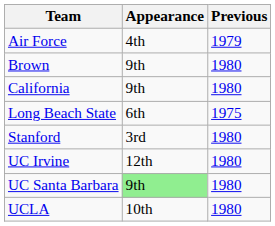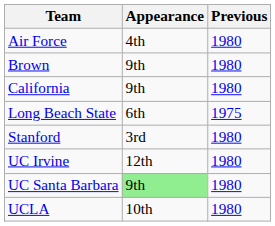(226, 40) 1979 -> (226, 40) 1980
